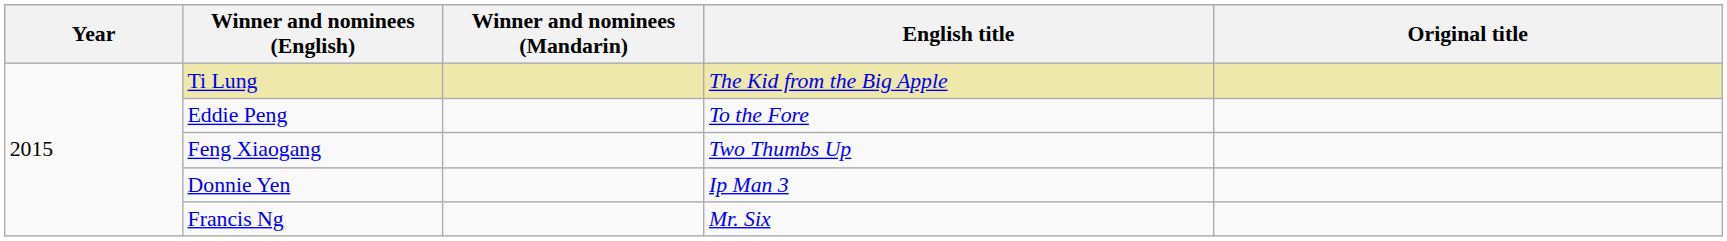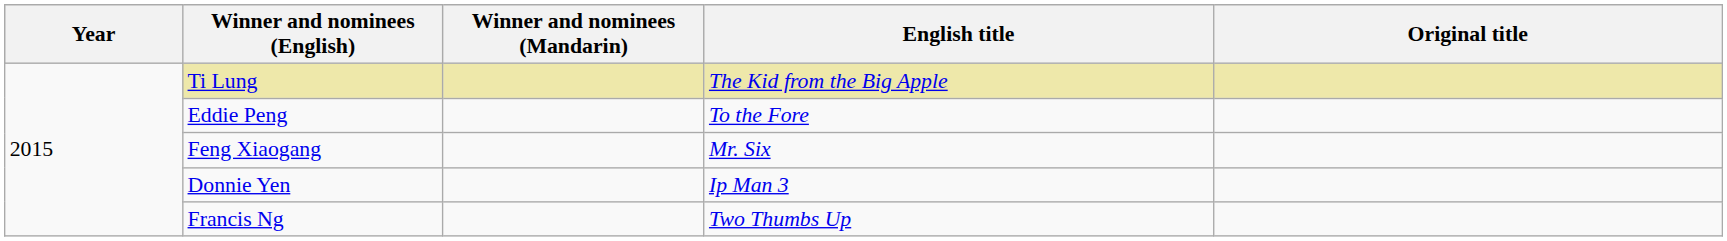(780, 149) Two Thumbs Up -> (740, 149) Mr. Six
(740, 218) Mr. Six -> (780, 218) Two Thumbs Up
